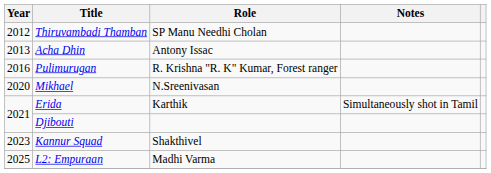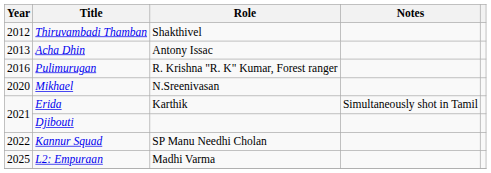(210, 31) SP Manu Needhi Cholan -> (177, 31) Shakthivel
(19, 141) 2023 -> (19, 141) 2022
(177, 141) Shakthivel -> (210, 141) SP Manu Needhi Cholan
